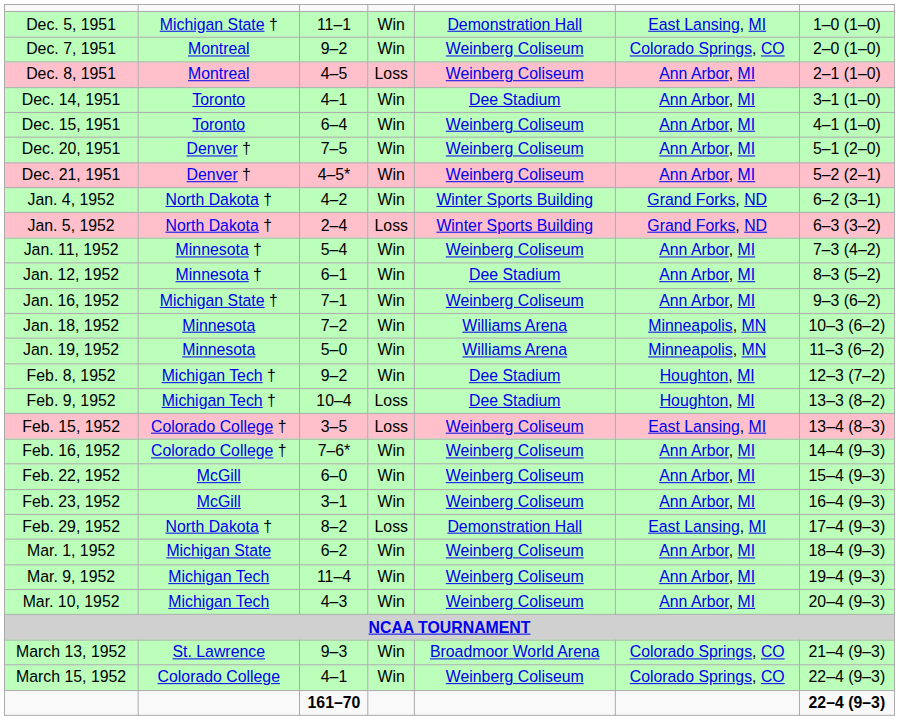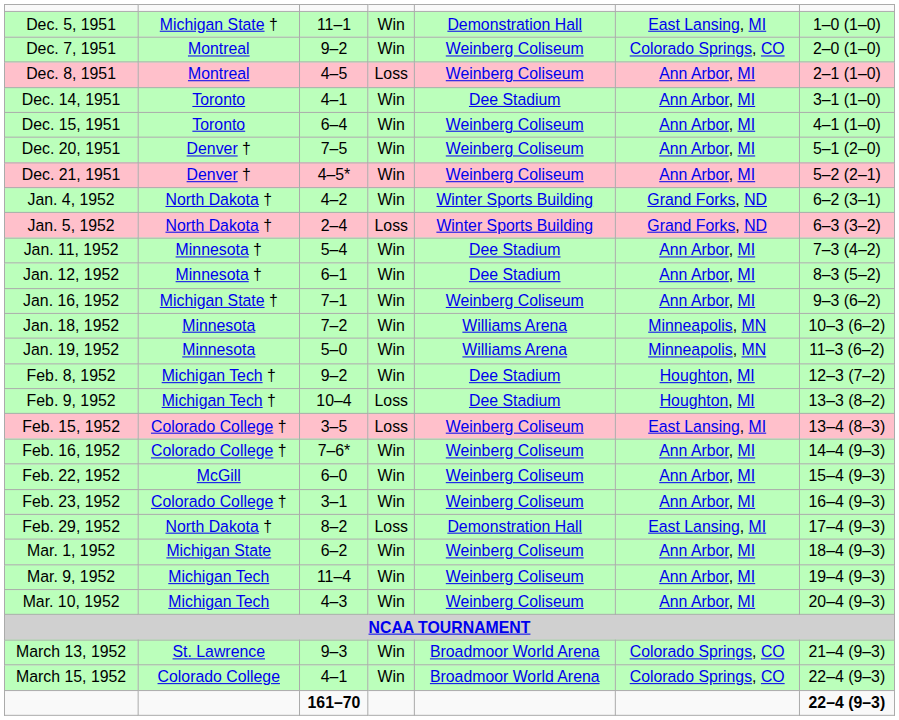(515, 250) Weinberg Coliseum -> (515, 250) Dee Stadium
(219, 501) McGill -> (219, 501) Colorado College †
(515, 677) Weinberg Coliseum -> (515, 677) Broadmoor World Arena
